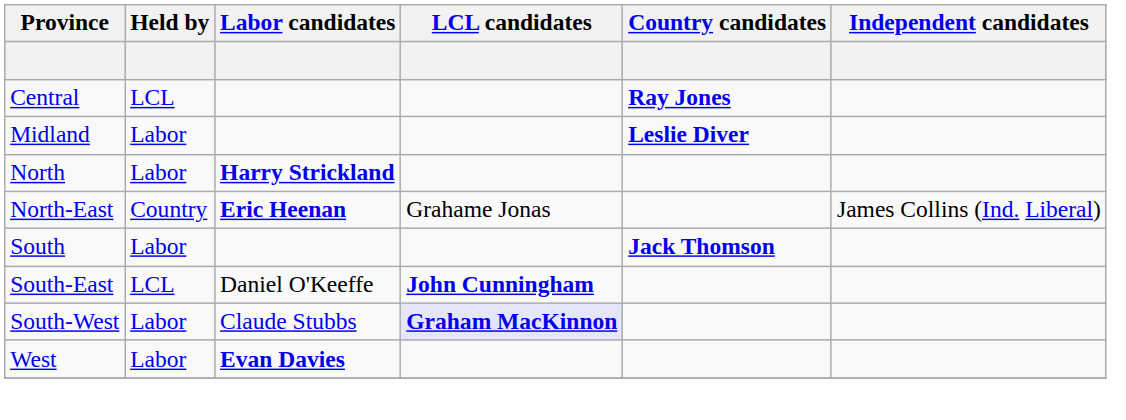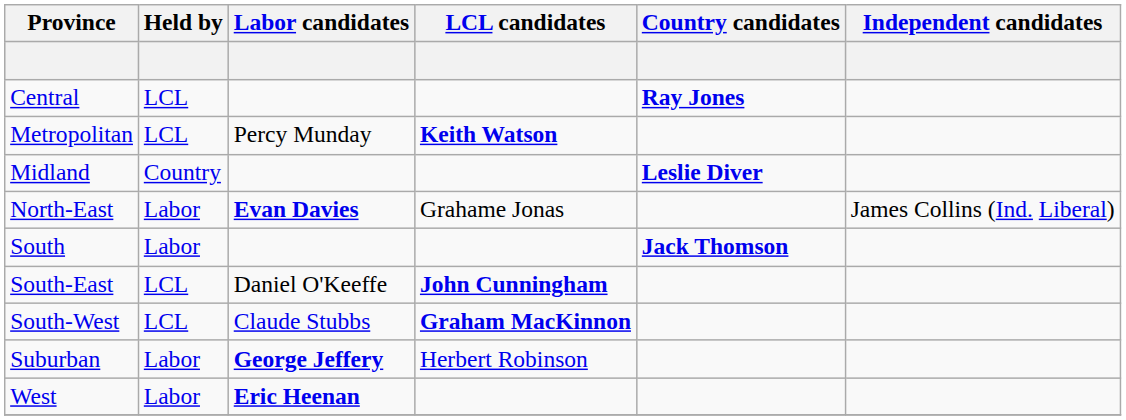+ row: (72, 135)
(158, 135) Labor -> (182, 172) Country
- row: (38, 172)
(169, 209) Country -> (172, 209) Labor
(283, 209) Eric Heenan -> (296, 209) Evan Davies
(158, 321) Labor -> (166, 321) LCL
(512, 321) lavender background -> (525, 321) no background
+ row: (55, 358)
(282, 358) Evan Davies -> (297, 396) Eric Heenan
